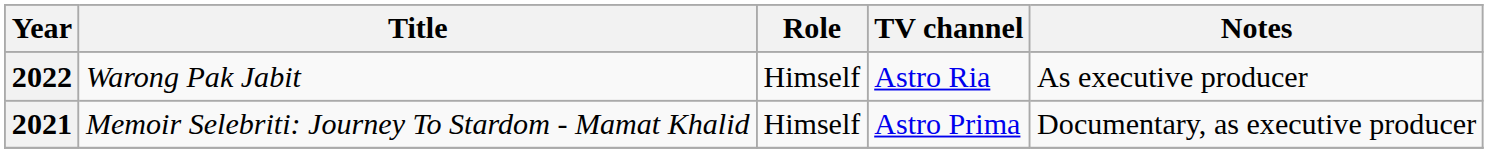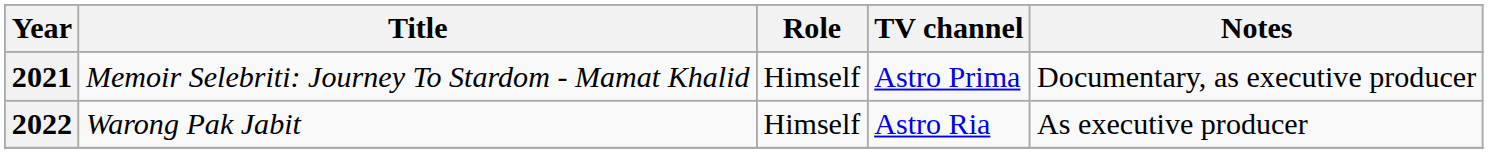rows swapped: (42, 123) <-> (42, 76)
